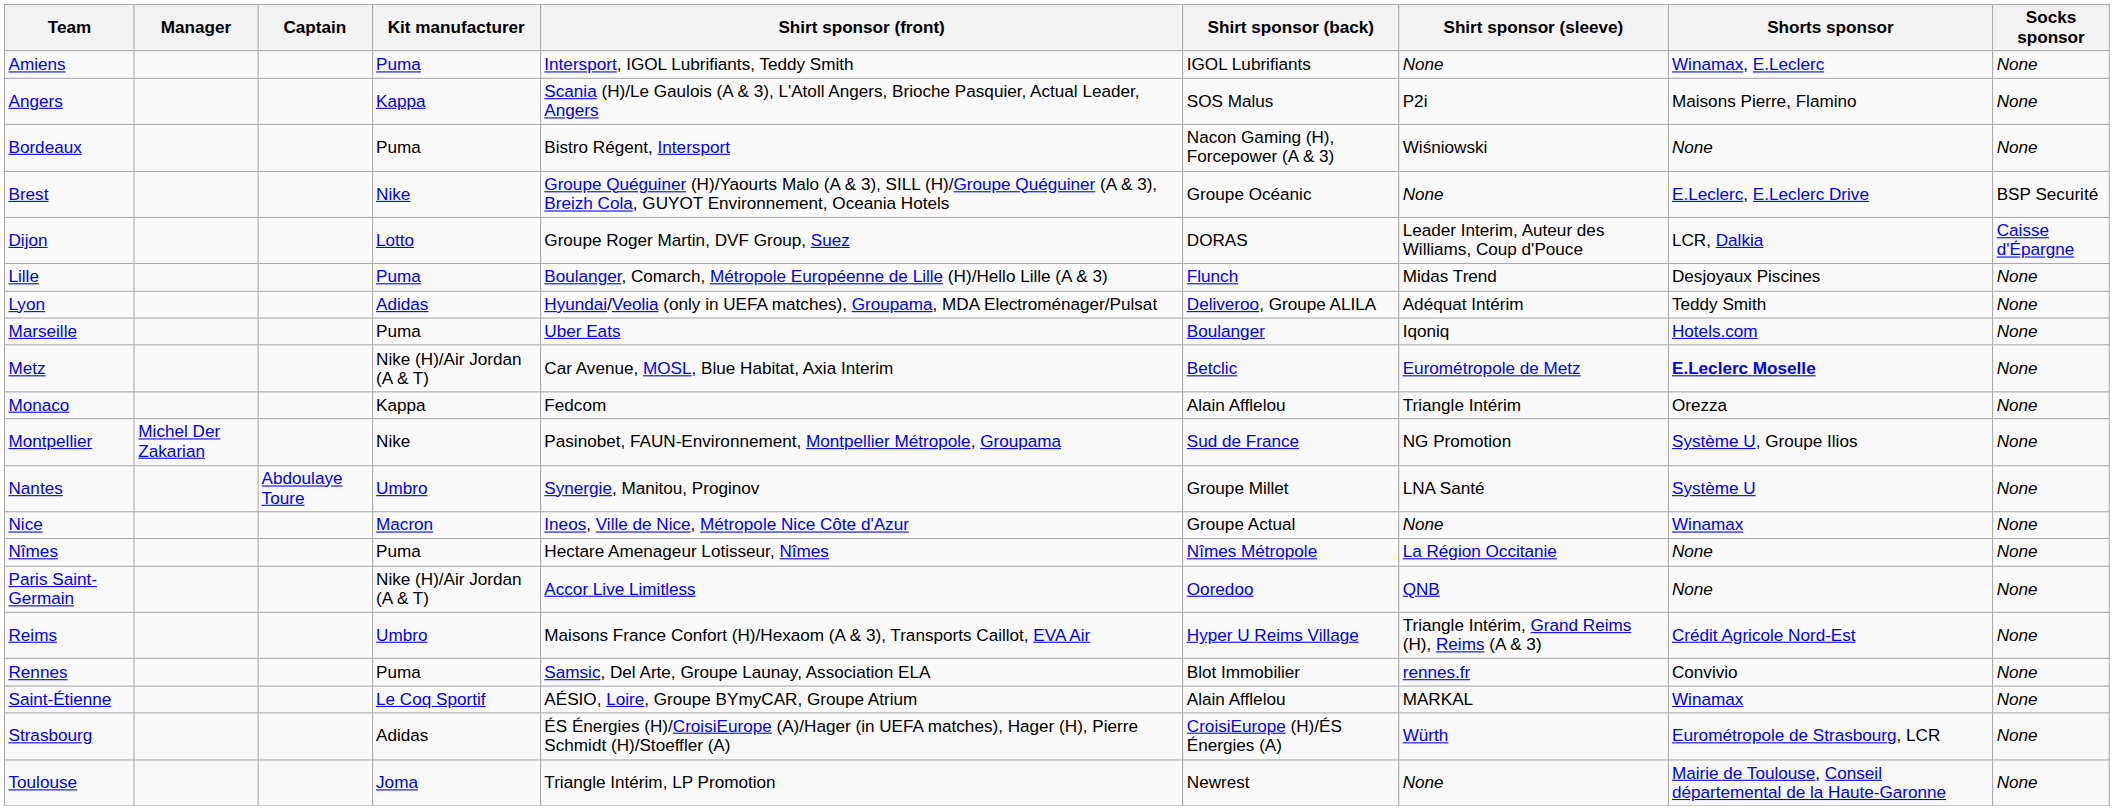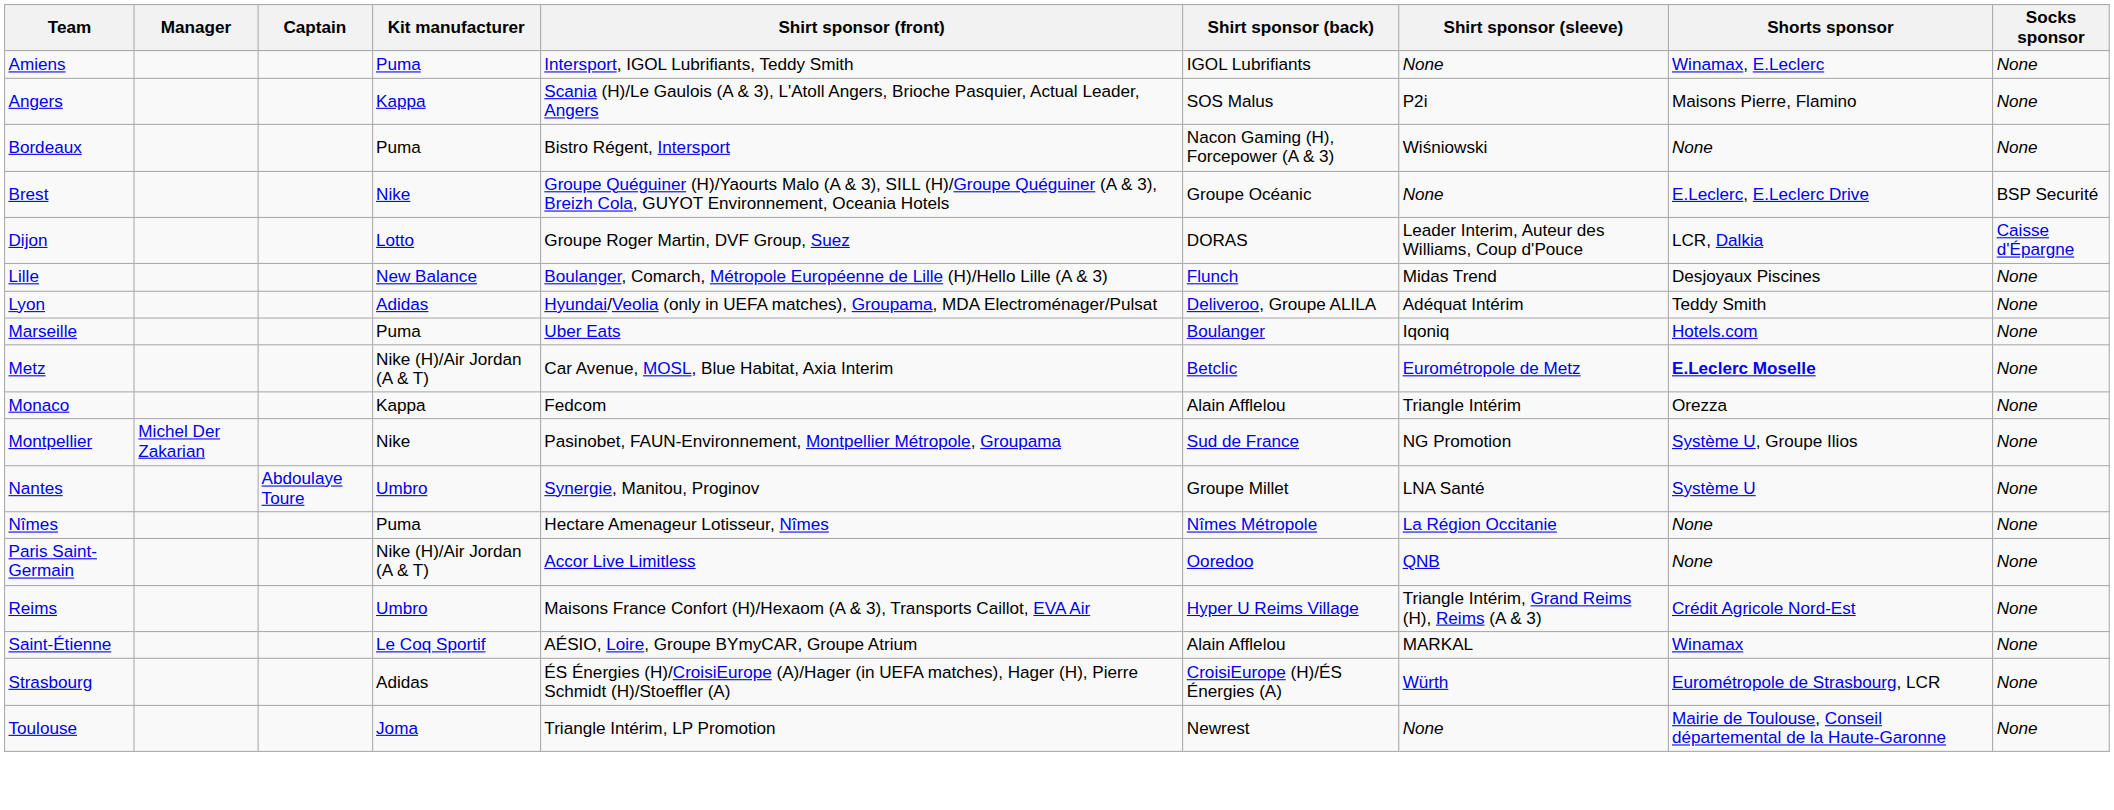(398, 277) Puma -> (426, 277) New Balance
- row: (26, 525)
- row: (38, 672)
